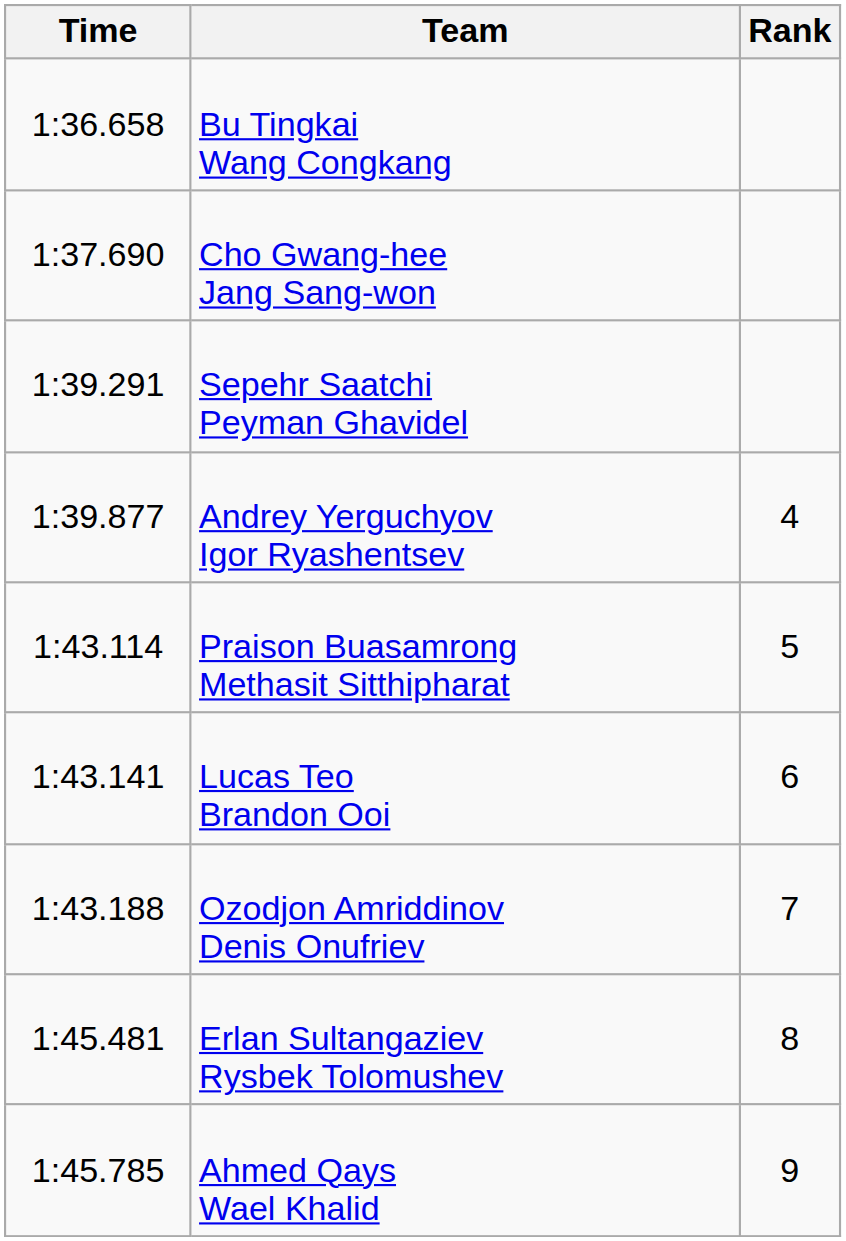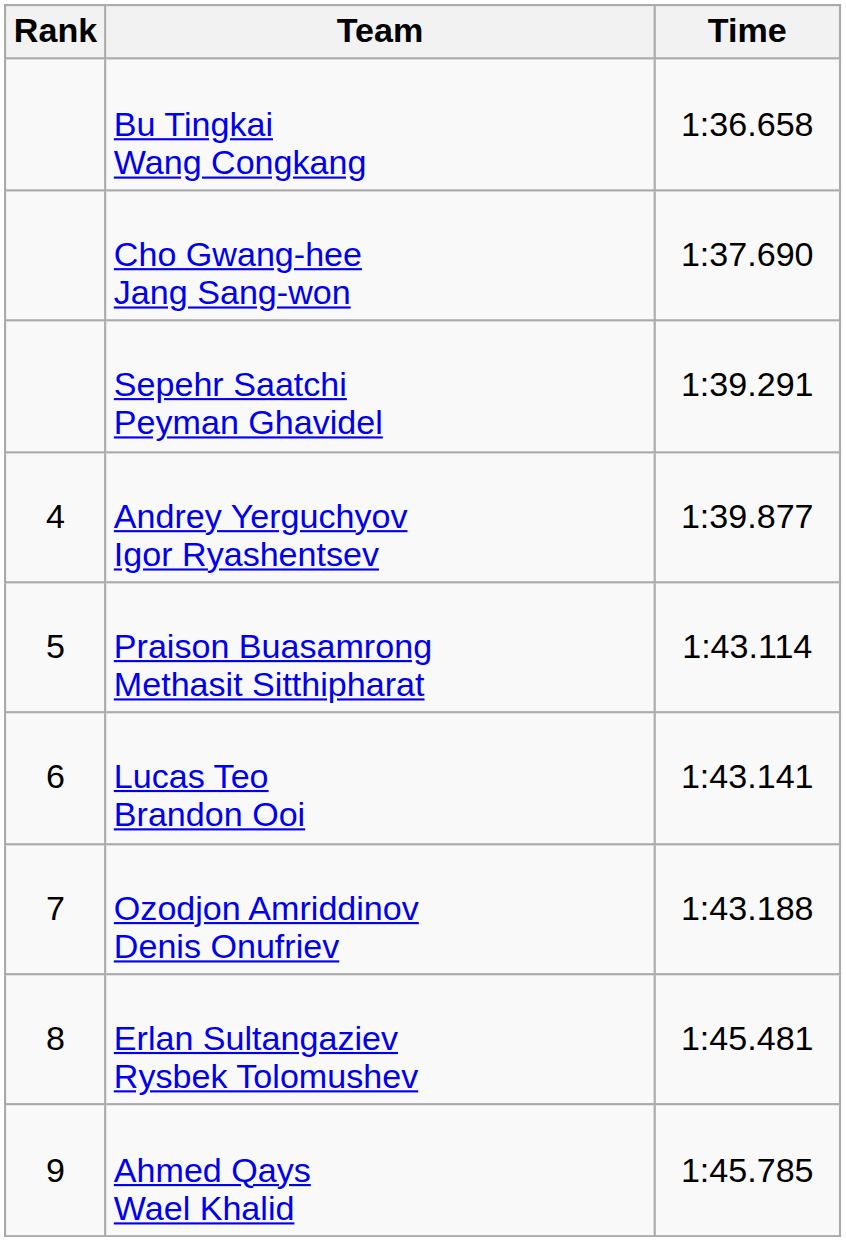columns swapped: (790, 31) <-> (98, 31)
